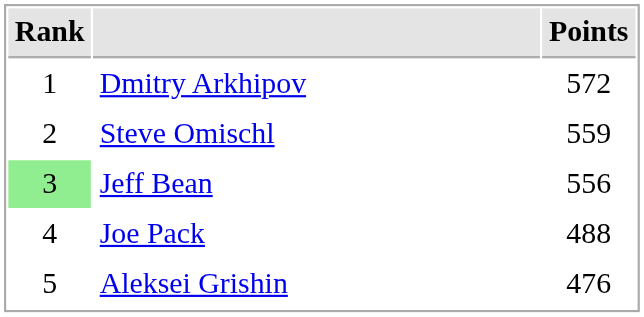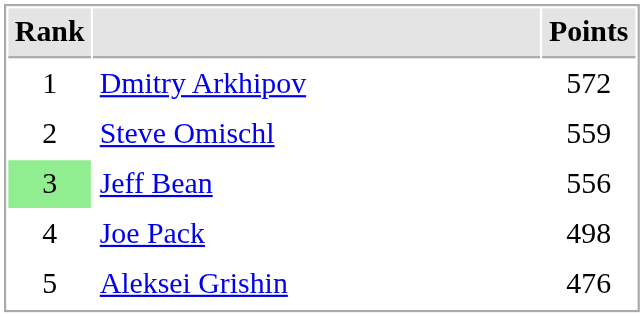(589, 233) 488 -> (589, 233) 498
